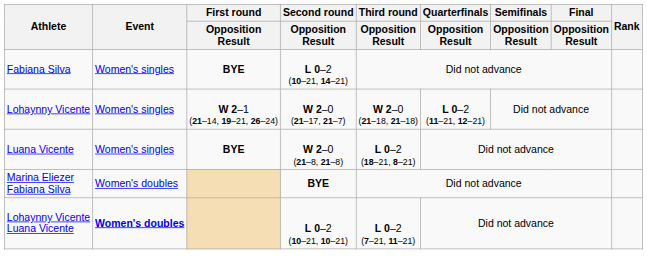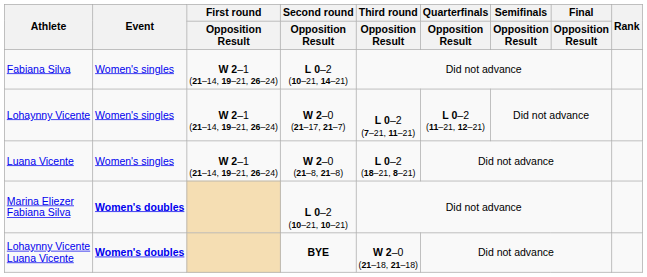(234, 70) BYE -> (234, 75) W 2–1 (21–14, 19–21, 26–24)
(388, 115) W 2–0 (21–18, 21–18) -> (388, 127) L 0–2 (7–21, 11–21)
(234, 150) BYE -> (234, 167) W 2–1 (21–14, 19–21, 26–24)
(137, 184) normal -> (140, 207) bold
(318, 184) BYE -> (318, 219) L 0–2 (10–21, 10–21)
(318, 235) L 0–2 (10–21, 10–21) -> (318, 253) BYE
(388, 235) L 0–2 (7–21, 11–21) -> (388, 259) W 2–0 (21–18, 21–18)
